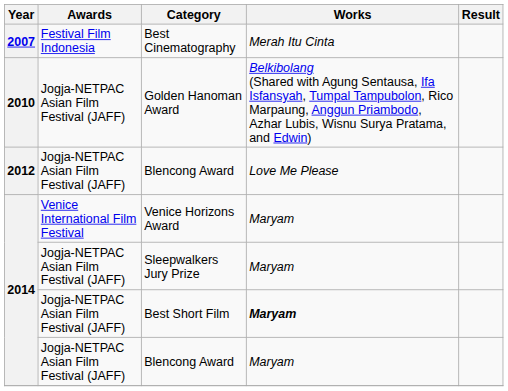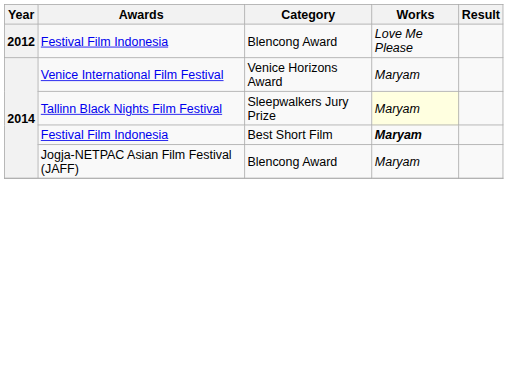- row: (21, 41)
- row: (21, 103)
(83, 171) Jogja-NETPAC Asian Film Festival (JAFF) -> (104, 41) Festival Film Indonesia
(83, 266) Jogja-NETPAC Asian Film Festival (JAFF) -> (131, 109) Tallinn Black Nights Film Festival
(272, 266) no background -> (397, 109) lightyellow background
(83, 314) Jogja-NETPAC Asian Film Festival (JAFF) -> (104, 135) Festival Film Indonesia
